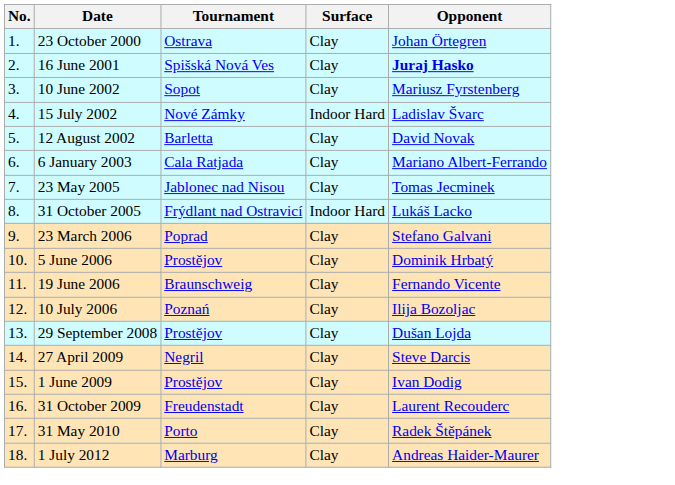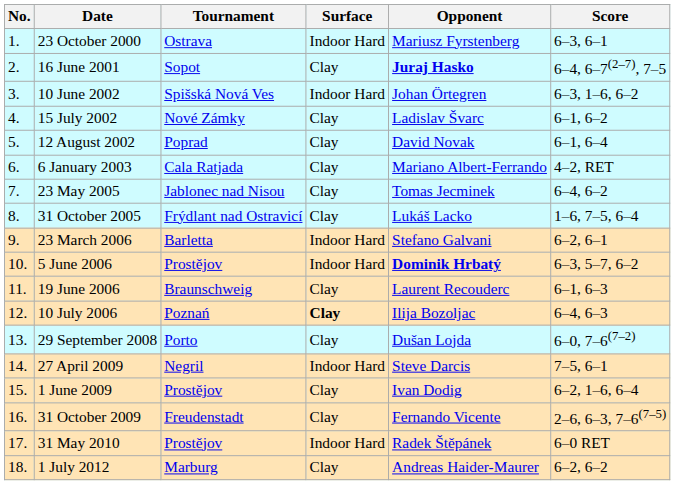+ column: (610, 16)
(324, 41) Clay -> (347, 41) Indoor Hard
(439, 41) Johan Örtegren -> (456, 41) Mariusz Fyrstenberg
(219, 65) Spišská Nová Ves -> (182, 67) Sopot
(182, 89) Sopot -> (219, 93) Spišská Nová Ves
(324, 89) Clay -> (347, 93) Indoor Hard
(456, 89) Mariusz Fyrstenberg -> (439, 93) Johan Örtegren
(347, 114) Indoor Hard -> (324, 118) Clay
(189, 138) Barletta -> (186, 142) Poprad
(347, 211) Indoor Hard -> (324, 215) Clay
(186, 235) Poprad -> (189, 240) Barletta
(324, 235) Clay -> (347, 240) Indoor Hard
(324, 260) Clay -> (347, 264) Indoor Hard
(443, 260) normal -> (447, 264) bold
(446, 284) Fernando Vicente -> (451, 288) Laurent Recouderc
(324, 308) normal -> (325, 313) bold
(193, 333) Prostějov -> (181, 339) Porto
(324, 357) Clay -> (347, 366) Indoor Hard
(451, 406) Laurent Recouderc -> (446, 416) Fernando Vicente
(181, 430) Porto -> (193, 443) Prostějov
(324, 430) Clay -> (347, 443) Indoor Hard
